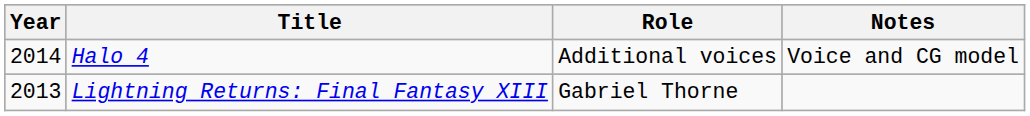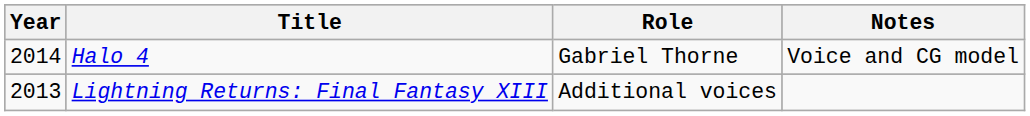(668, 57) Additional voices -> (648, 57) Gabriel Thorne
(648, 92) Gabriel Thorne -> (668, 92) Additional voices
